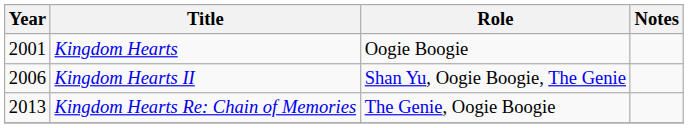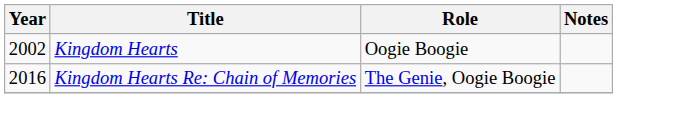(27, 48) 2001 -> (27, 48) 2002
- row: (125, 78)
(27, 107) 2013 -> (27, 78) 2016
